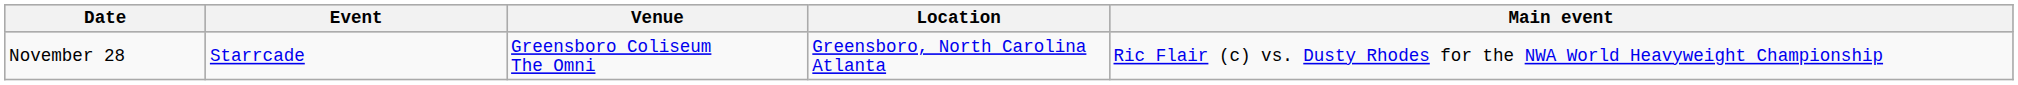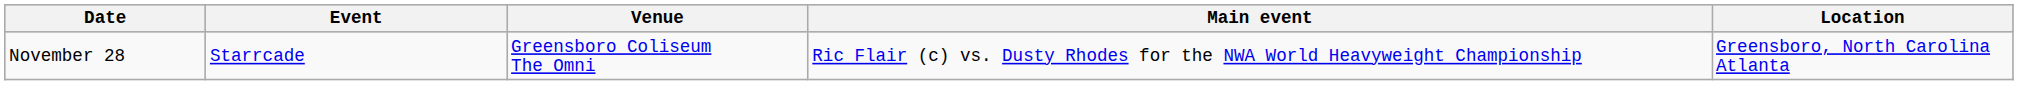columns swapped: (959, 19) <-> (1561, 19)
